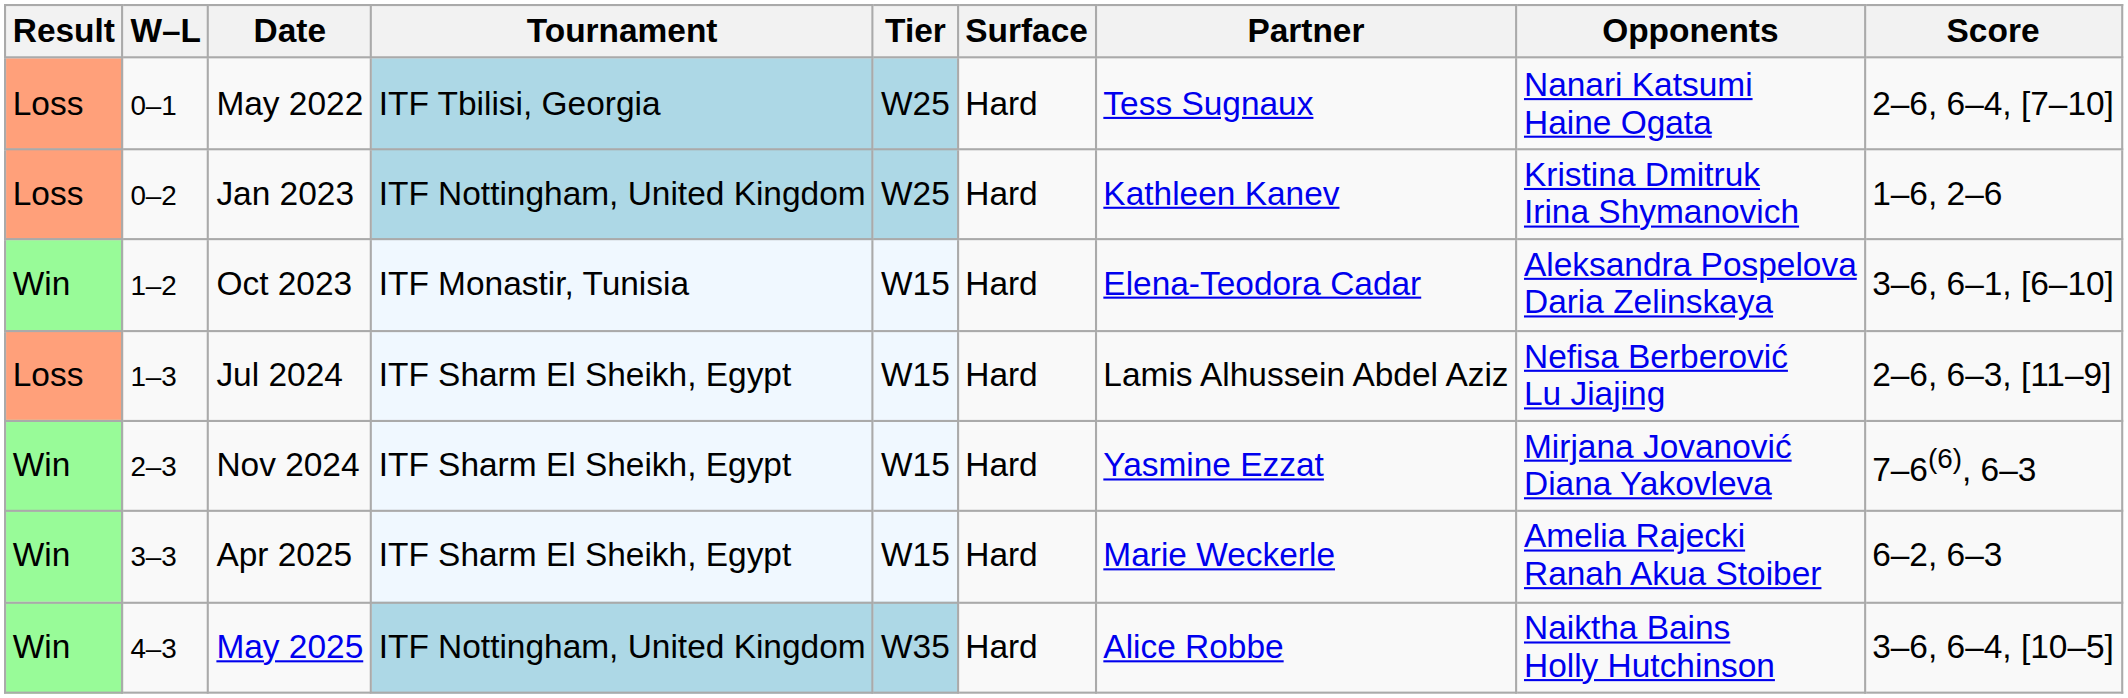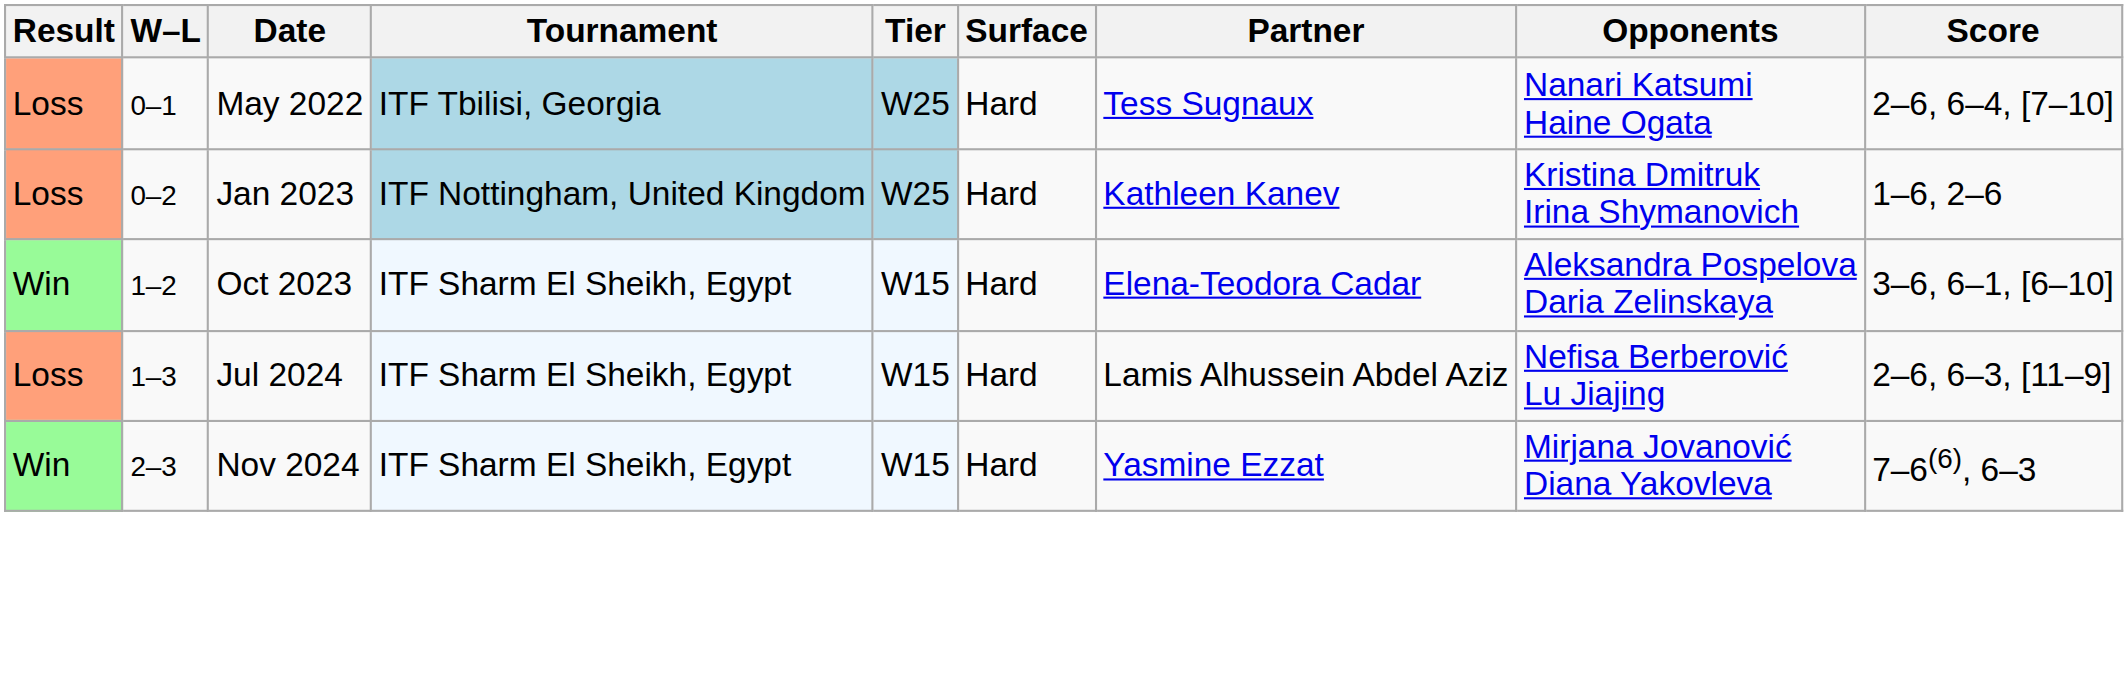(534, 284) ITF Monastir, Tunisia -> (585, 284) ITF Sharm El Sheikh, Egypt
- row: (284, 556)
- row: (290, 646)
